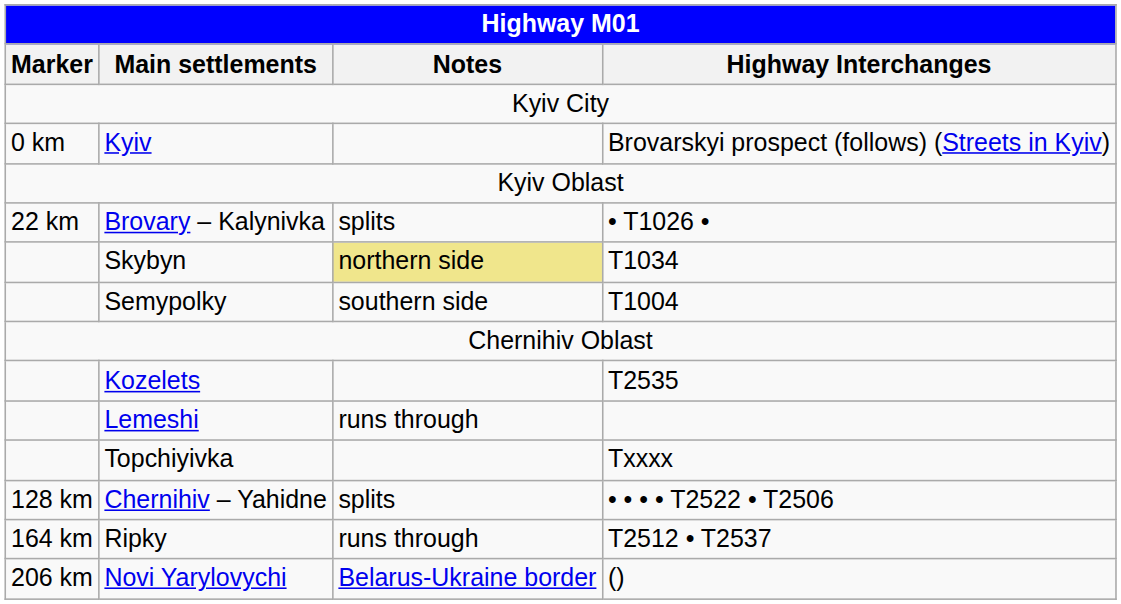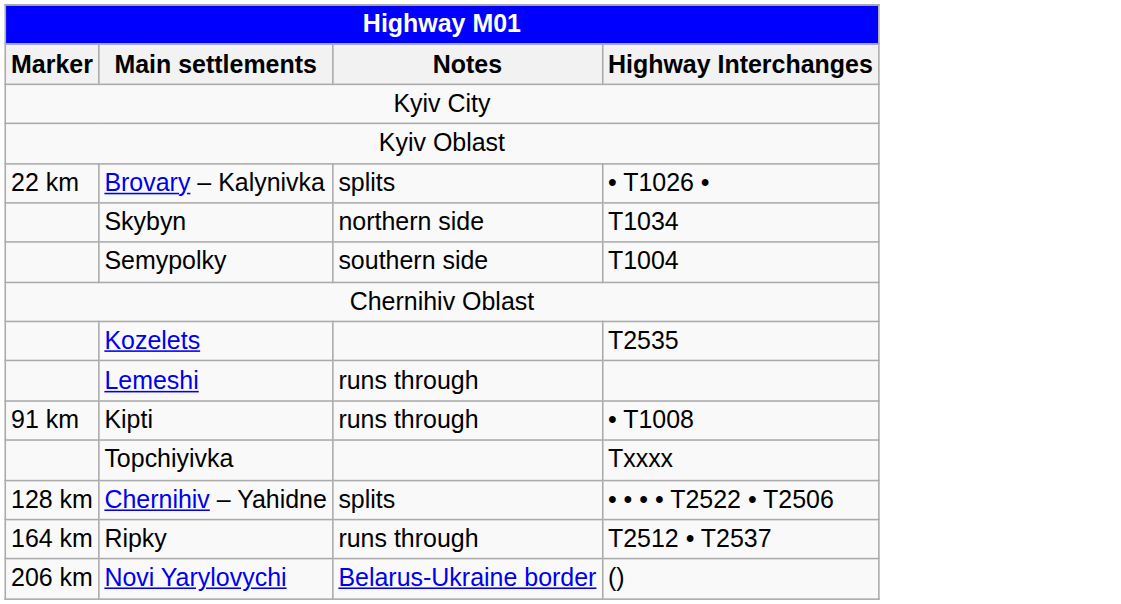- row: (128, 143)
(411, 261) khaki background -> (411, 222) no background
+ row: (129, 420)
